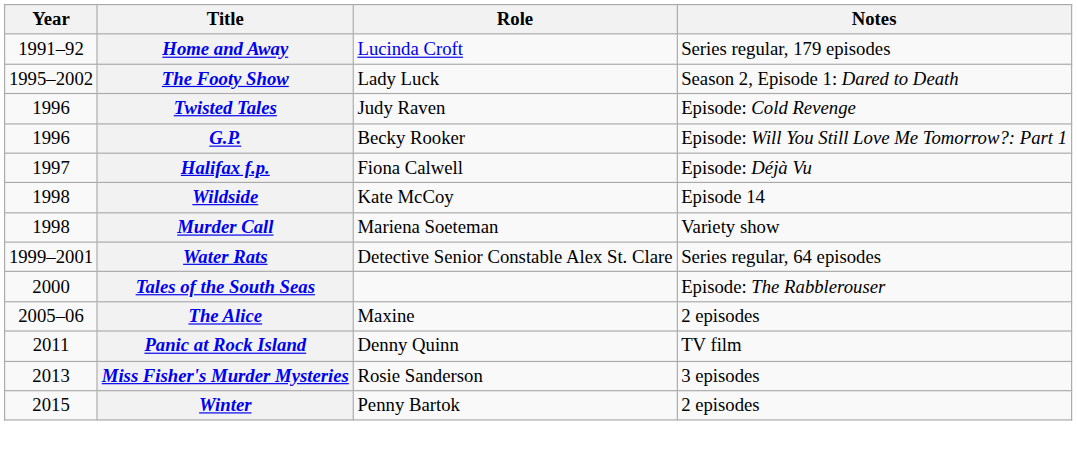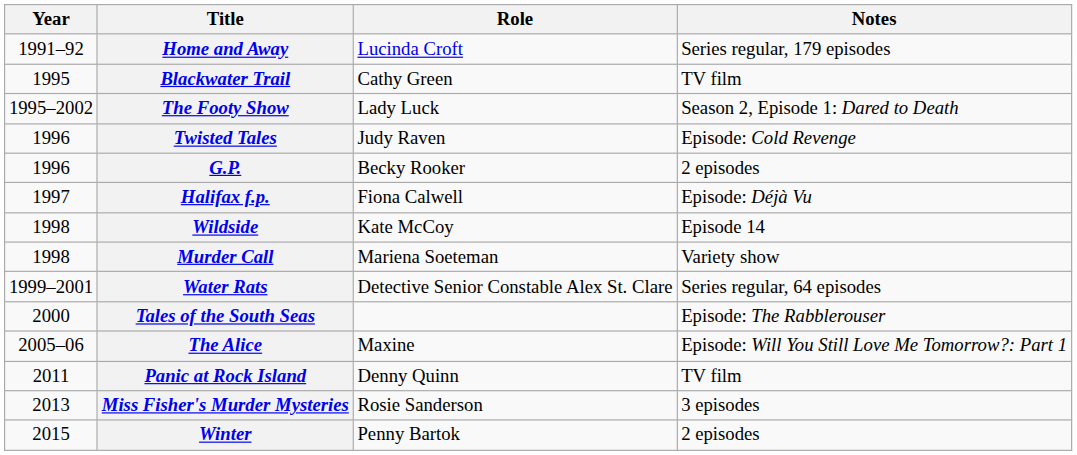+ row: (225, 78)
(874, 138) Episode: Will You Still Love Me Tomorrow?: Part 1 -> (720, 167) 2 episodes
(720, 316) 2 episodes -> (874, 345) Episode: Will You Still Love Me Tomorrow?: Part 1
